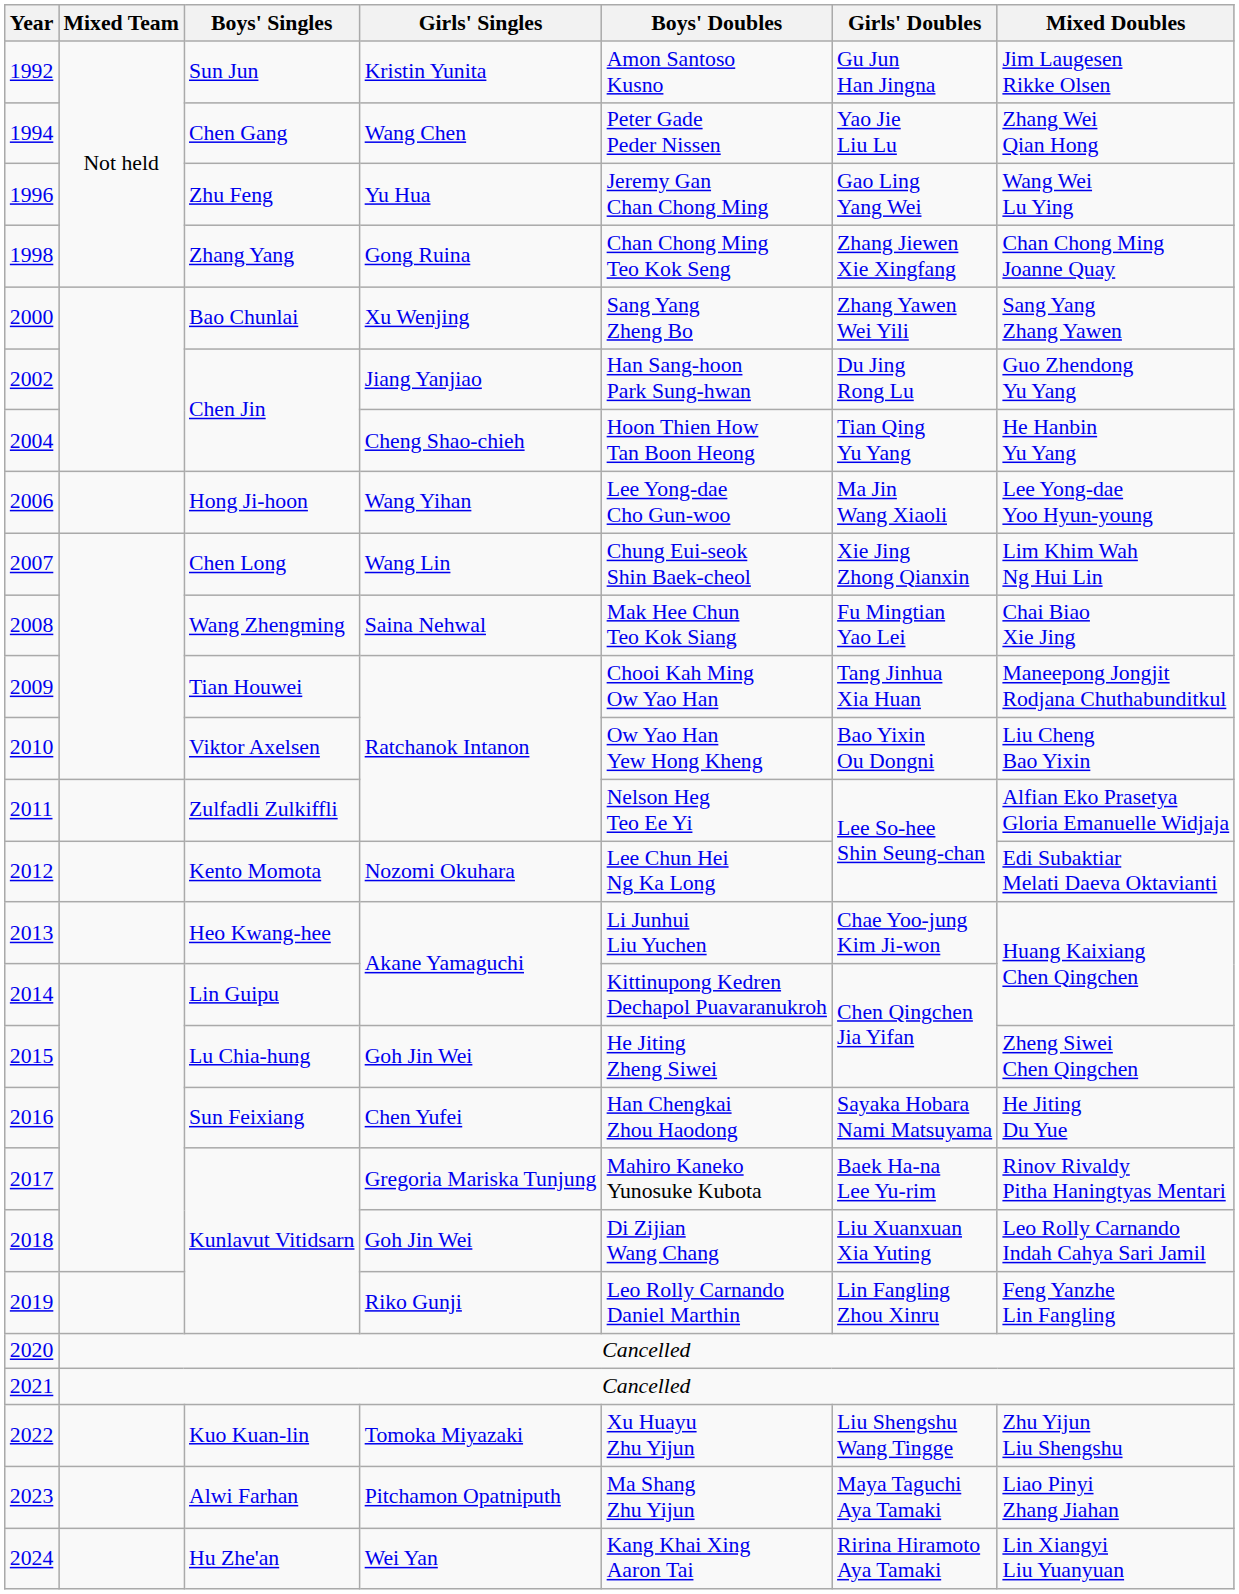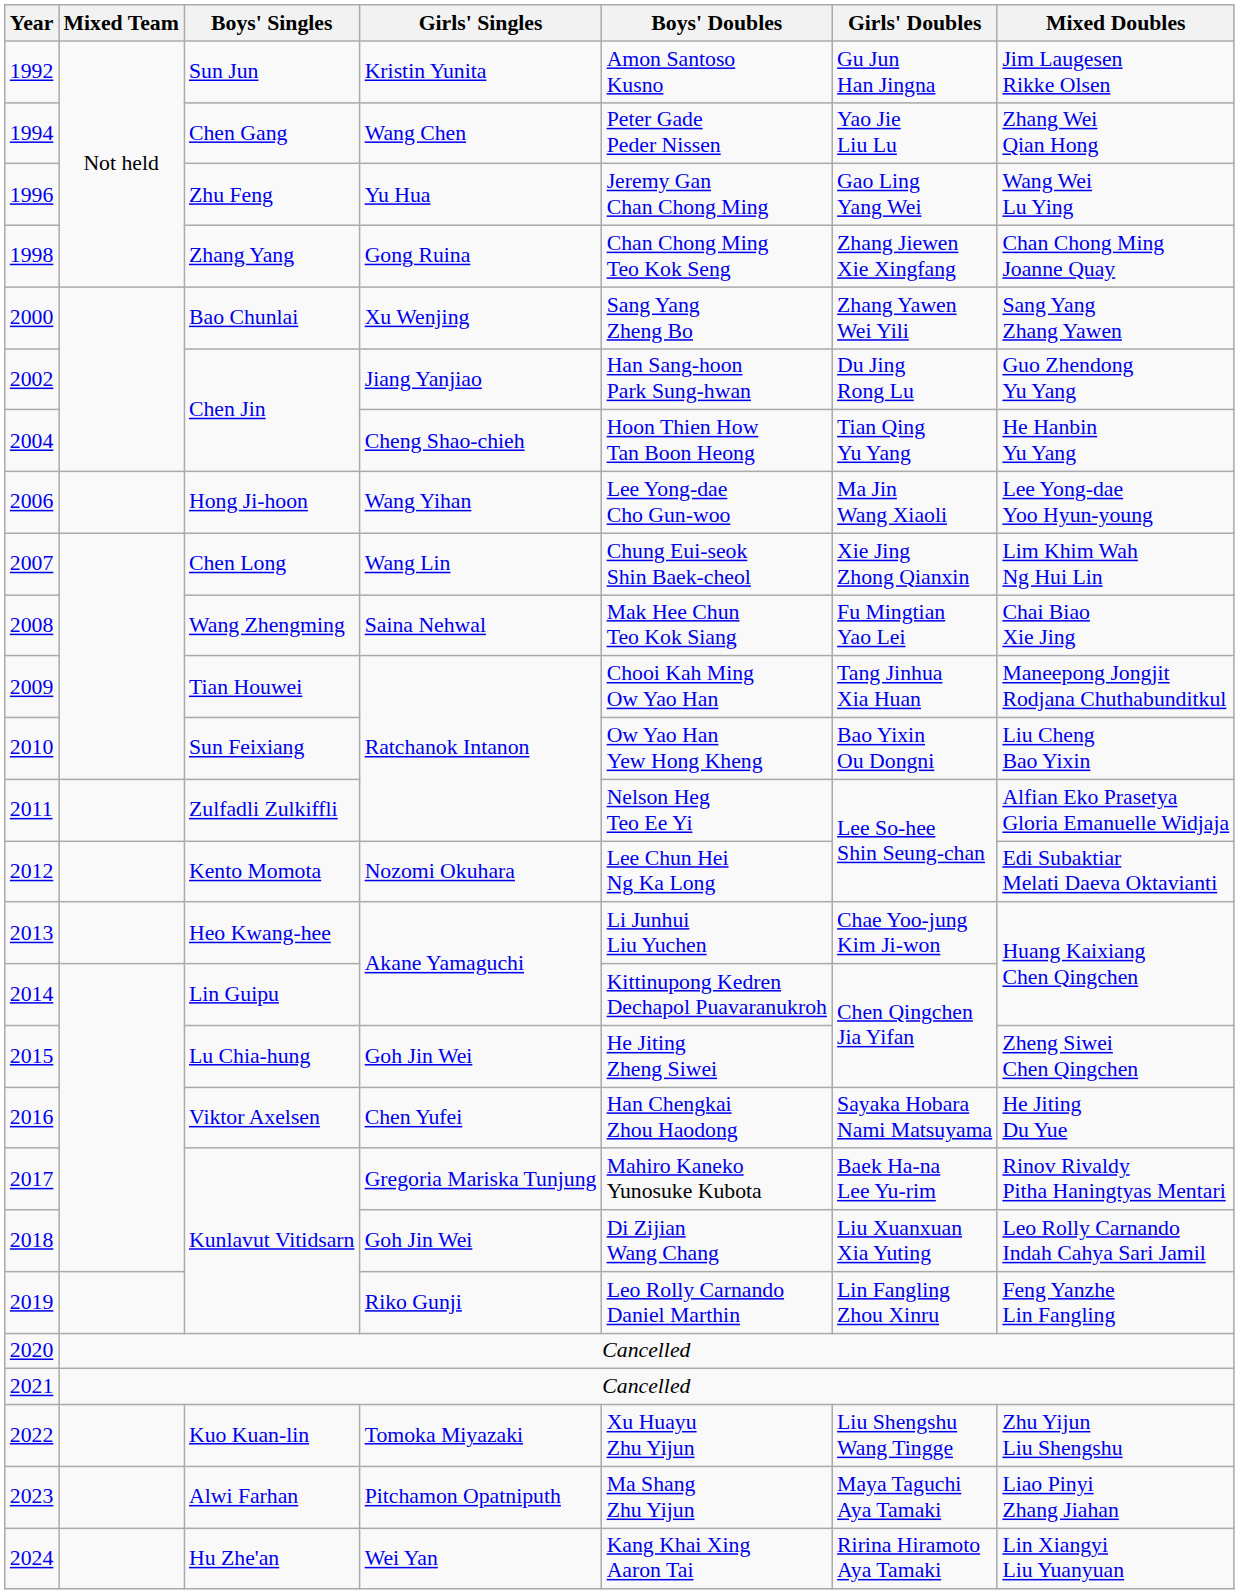(254, 748) Viktor Axelsen -> (247, 748) Sun Feixiang
(247, 1117) Sun Feixiang -> (254, 1117) Viktor Axelsen
